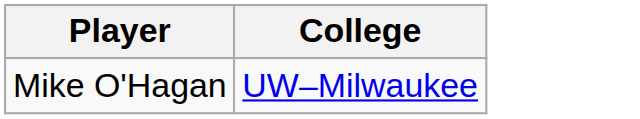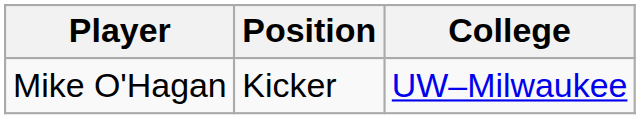+ column: (309, 31)
